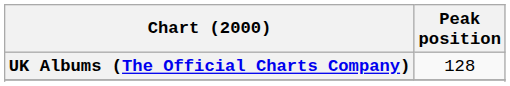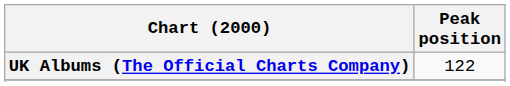(460, 66) 128 -> (460, 66) 122
